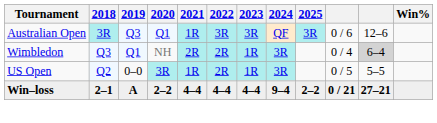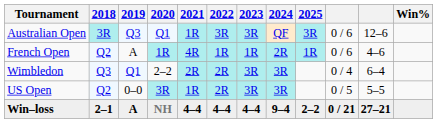+ row: (38, 52)
(163, 52) NH -> (163, 71) 2–2
(251, 52) 1R -> (251, 71) 3R
(376, 52) lightgrey background -> (376, 71) no background
(251, 71) 1R -> (251, 90) 3R
(163, 90) 2–2 -> (163, 109) NH
